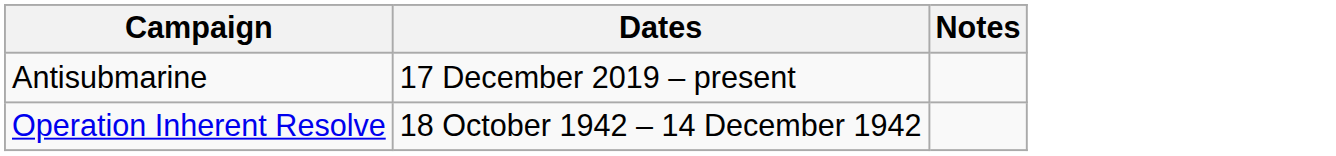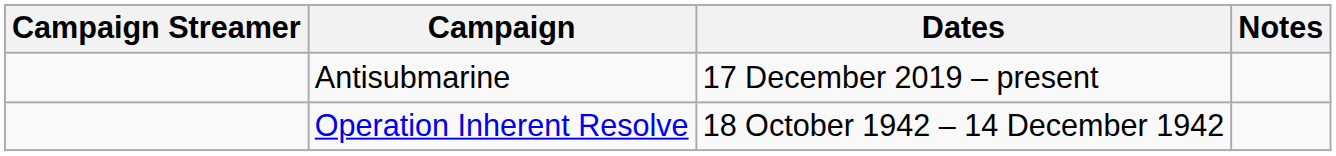+ column: (156, 28)
